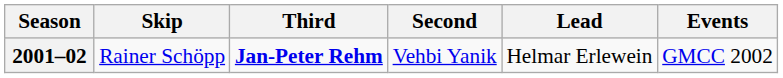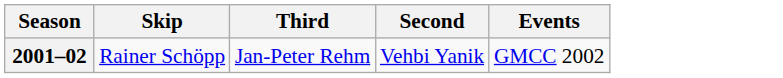- column: (579, 21)
(309, 55) bold -> (303, 55) normal
